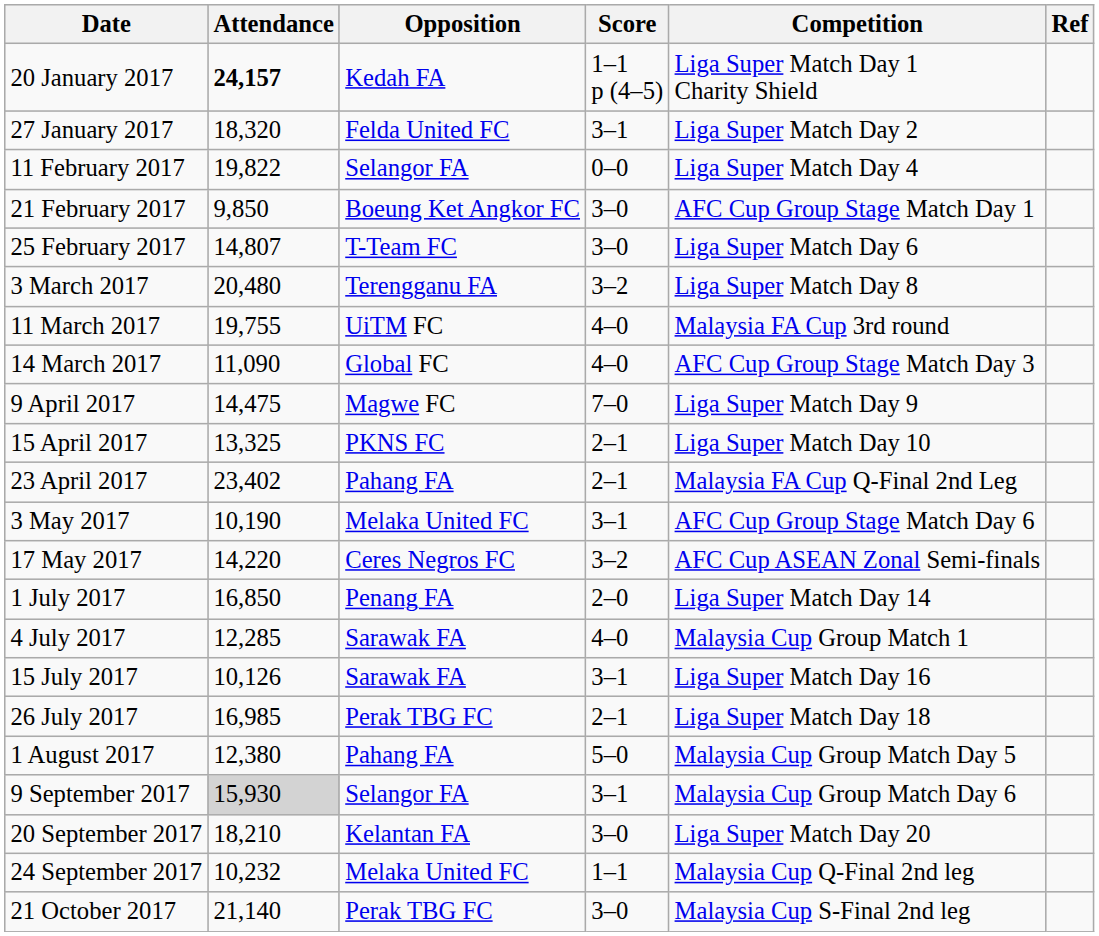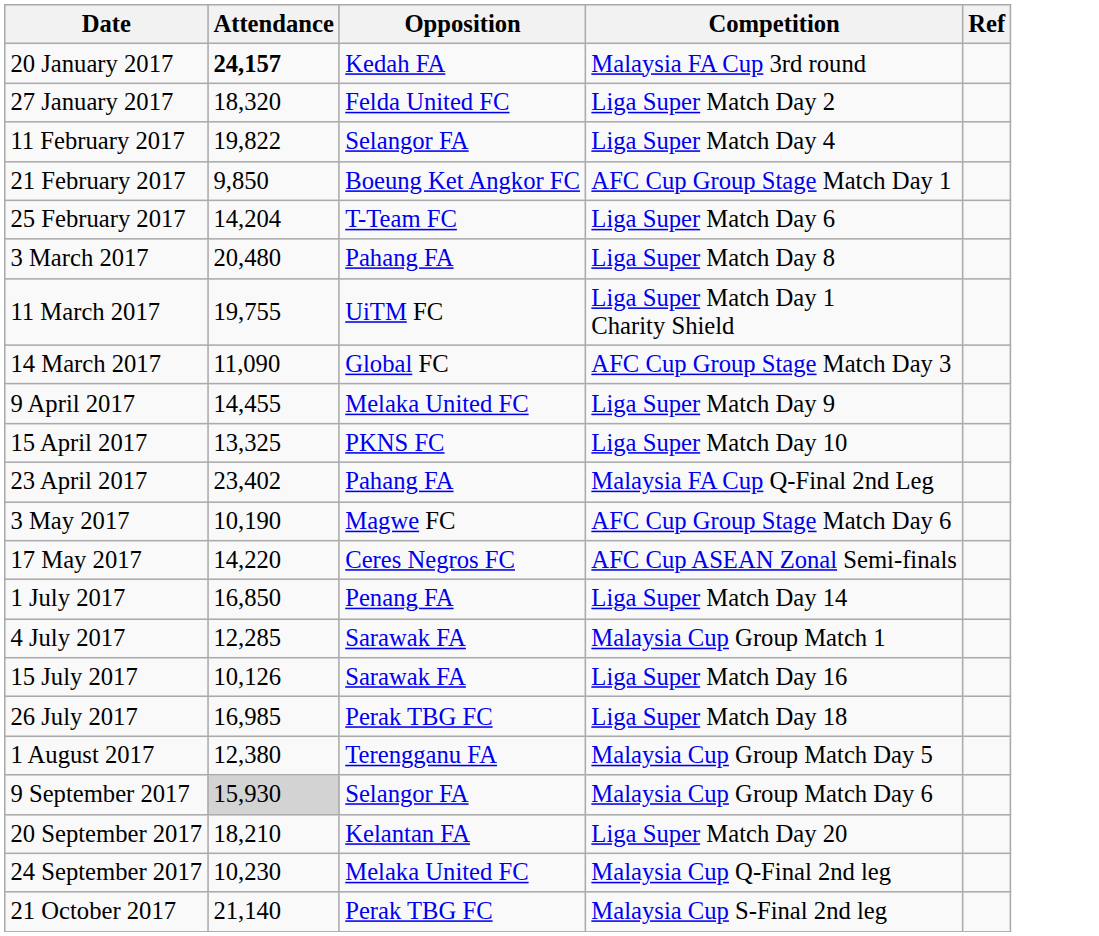- column: (627, 24)
(796, 76) Liga Super Match Day 1 Charity Shield -> (729, 63) Malaysia FA Cup 3rd round
(247, 247) 14,807 -> (247, 219) 14,204
(421, 286) Terengganu FA -> (399, 258) Pahang FA
(812, 325) Malaysia FA Cup 3rd round -> (713, 311) Liga Super Match Day 1 Charity Shield
(247, 403) 14,475 -> (247, 403) 14,455
(400, 403) Magwe FC -> (437, 403) Melaka United FC
(437, 520) Melaka United FC -> (400, 520) Magwe FC
(399, 755) Pahang FA -> (421, 755) Terengganu FA
(247, 872) 10,232 -> (247, 872) 10,230
